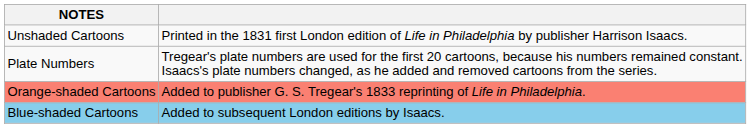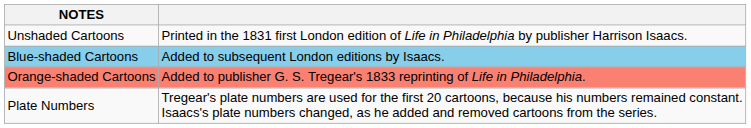rows swapped: (73, 112) <-> (51, 63)
